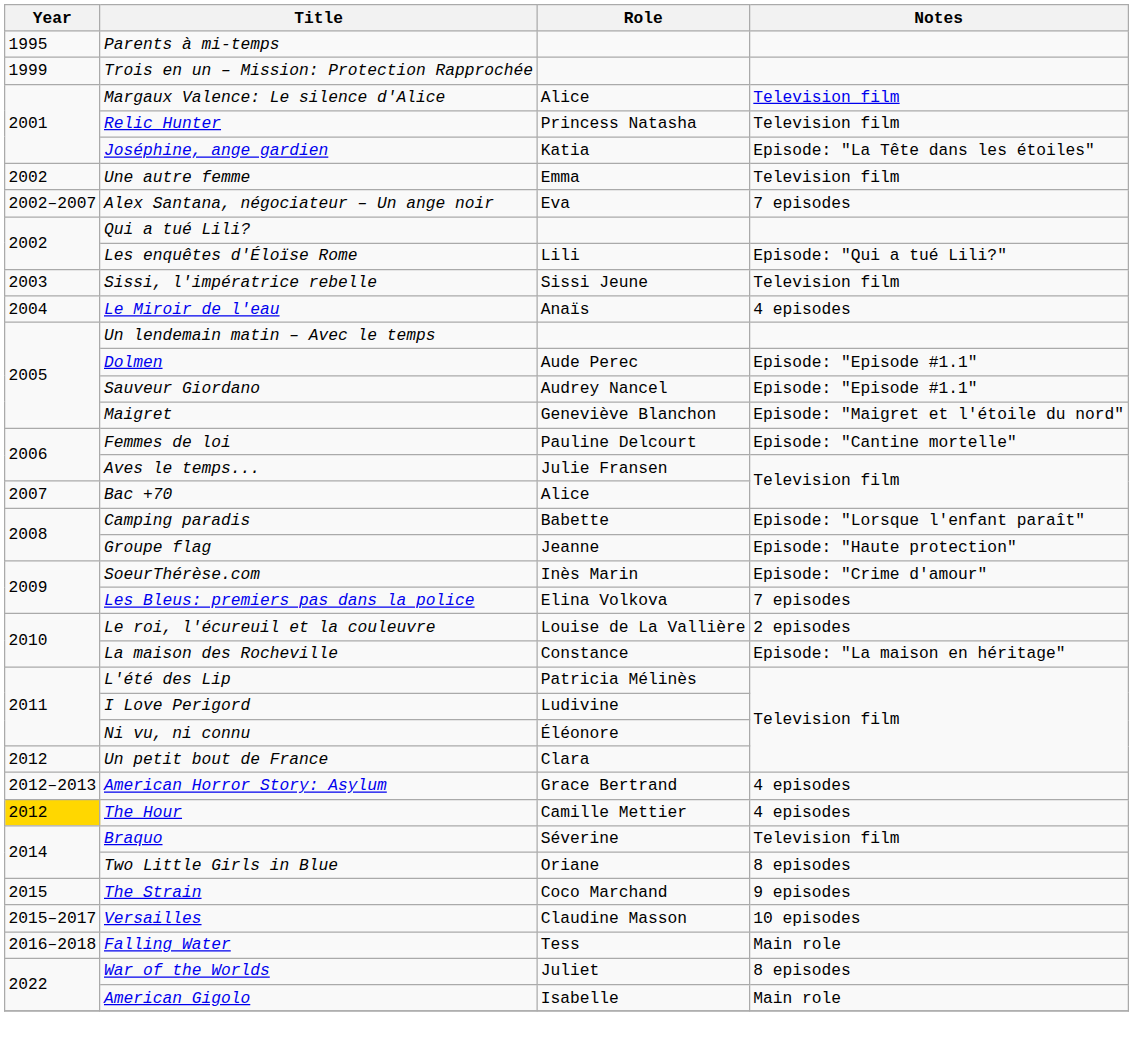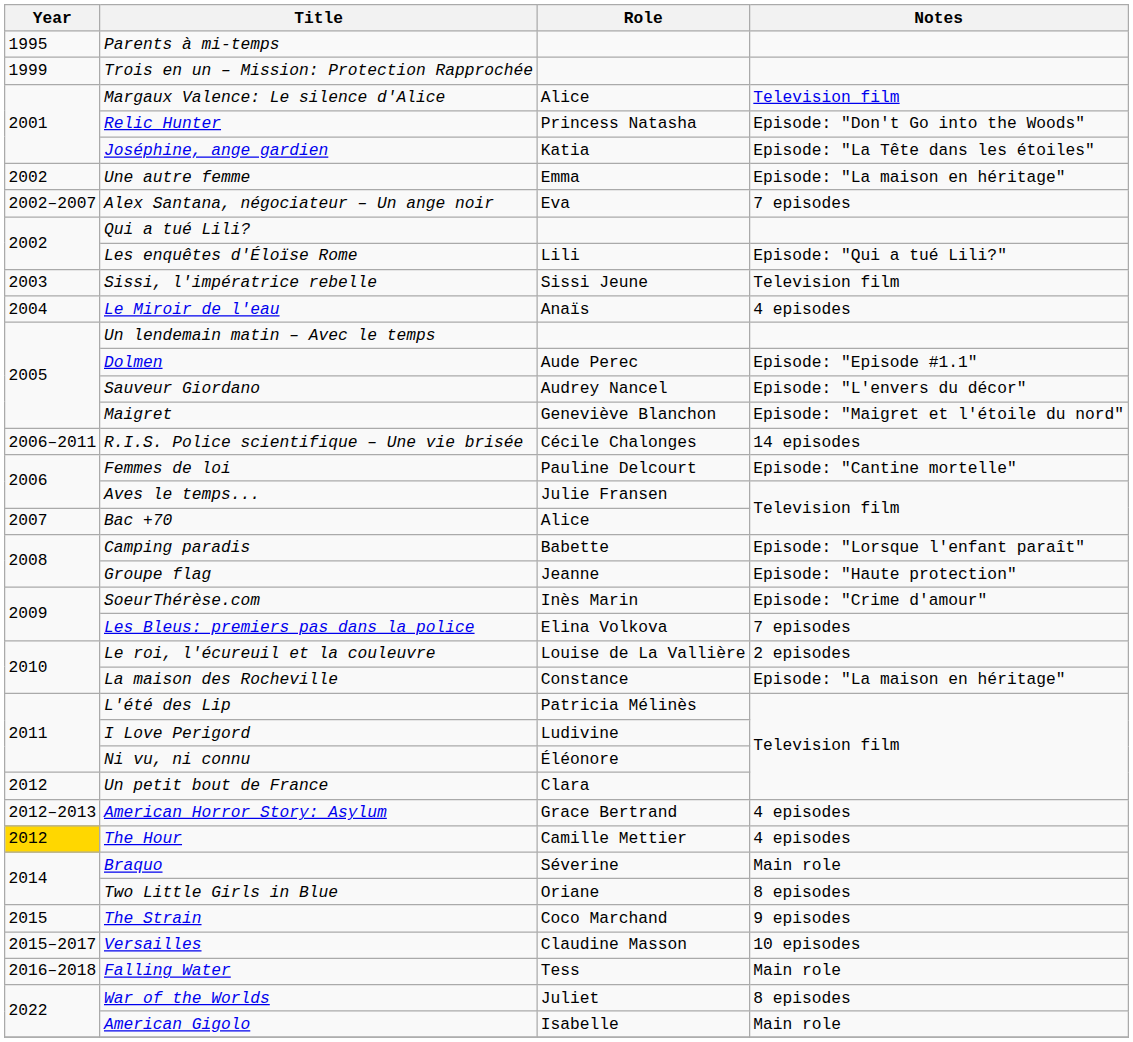(826, 124) Television film -> (919, 124) Episode: "Don't Go into the Woods"
(826, 177) Television film -> (909, 177) Episode: "La maison en héritage"
(865, 389) Episode: "Episode #1.1" -> (890, 389) Episode: "L'envers du décor"
+ row: (314, 442)
(826, 839) Television film -> (797, 865) Main role
